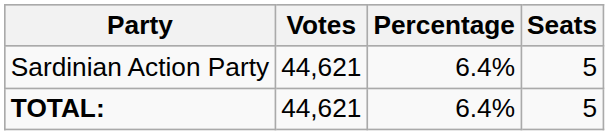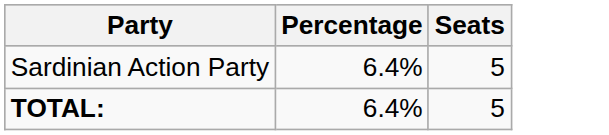- column: (321, 25)
